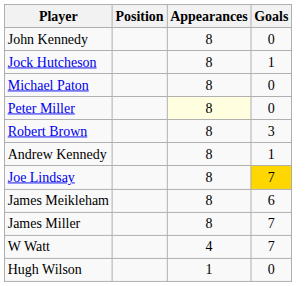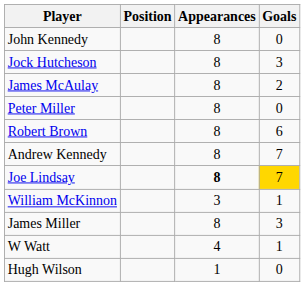(271, 62) 1 -> (279, 62) 3
- row: (48, 85)
+ row: (53, 85)
(209, 108) lightyellow background -> (217, 108) no background
(271, 131) 3 -> (279, 131) 6
(271, 154) 1 -> (279, 154) 7
(209, 177) normal -> (217, 177) bold
+ row: (62, 200)
- row: (58, 200)
(271, 223) 7 -> (279, 223) 3
(271, 246) 7 -> (279, 246) 1
